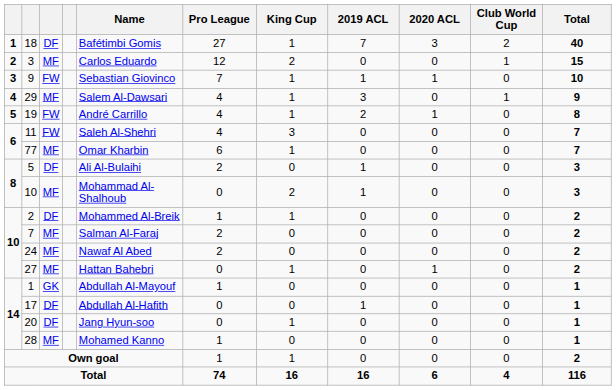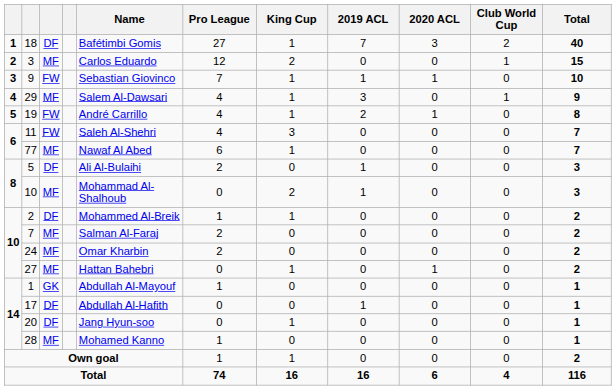(114, 150) Omar Kharbin -> (115, 150) Nawaf Al Abed
(115, 251) Nawaf Al Abed -> (114, 251) Omar Kharbin
